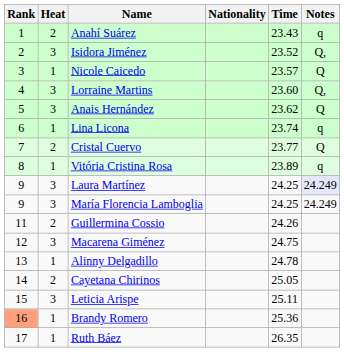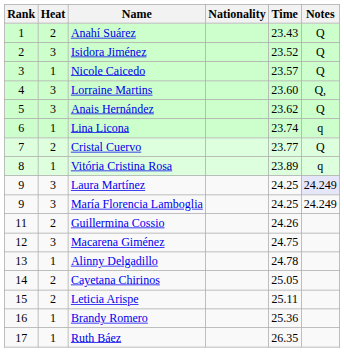(320, 33) q -> (320, 33) Q
(320, 52) Q, -> (320, 52) Q
(53, 299) 3 -> (53, 299) 2
(21, 318) lightsalmon background -> (21, 318) no background
